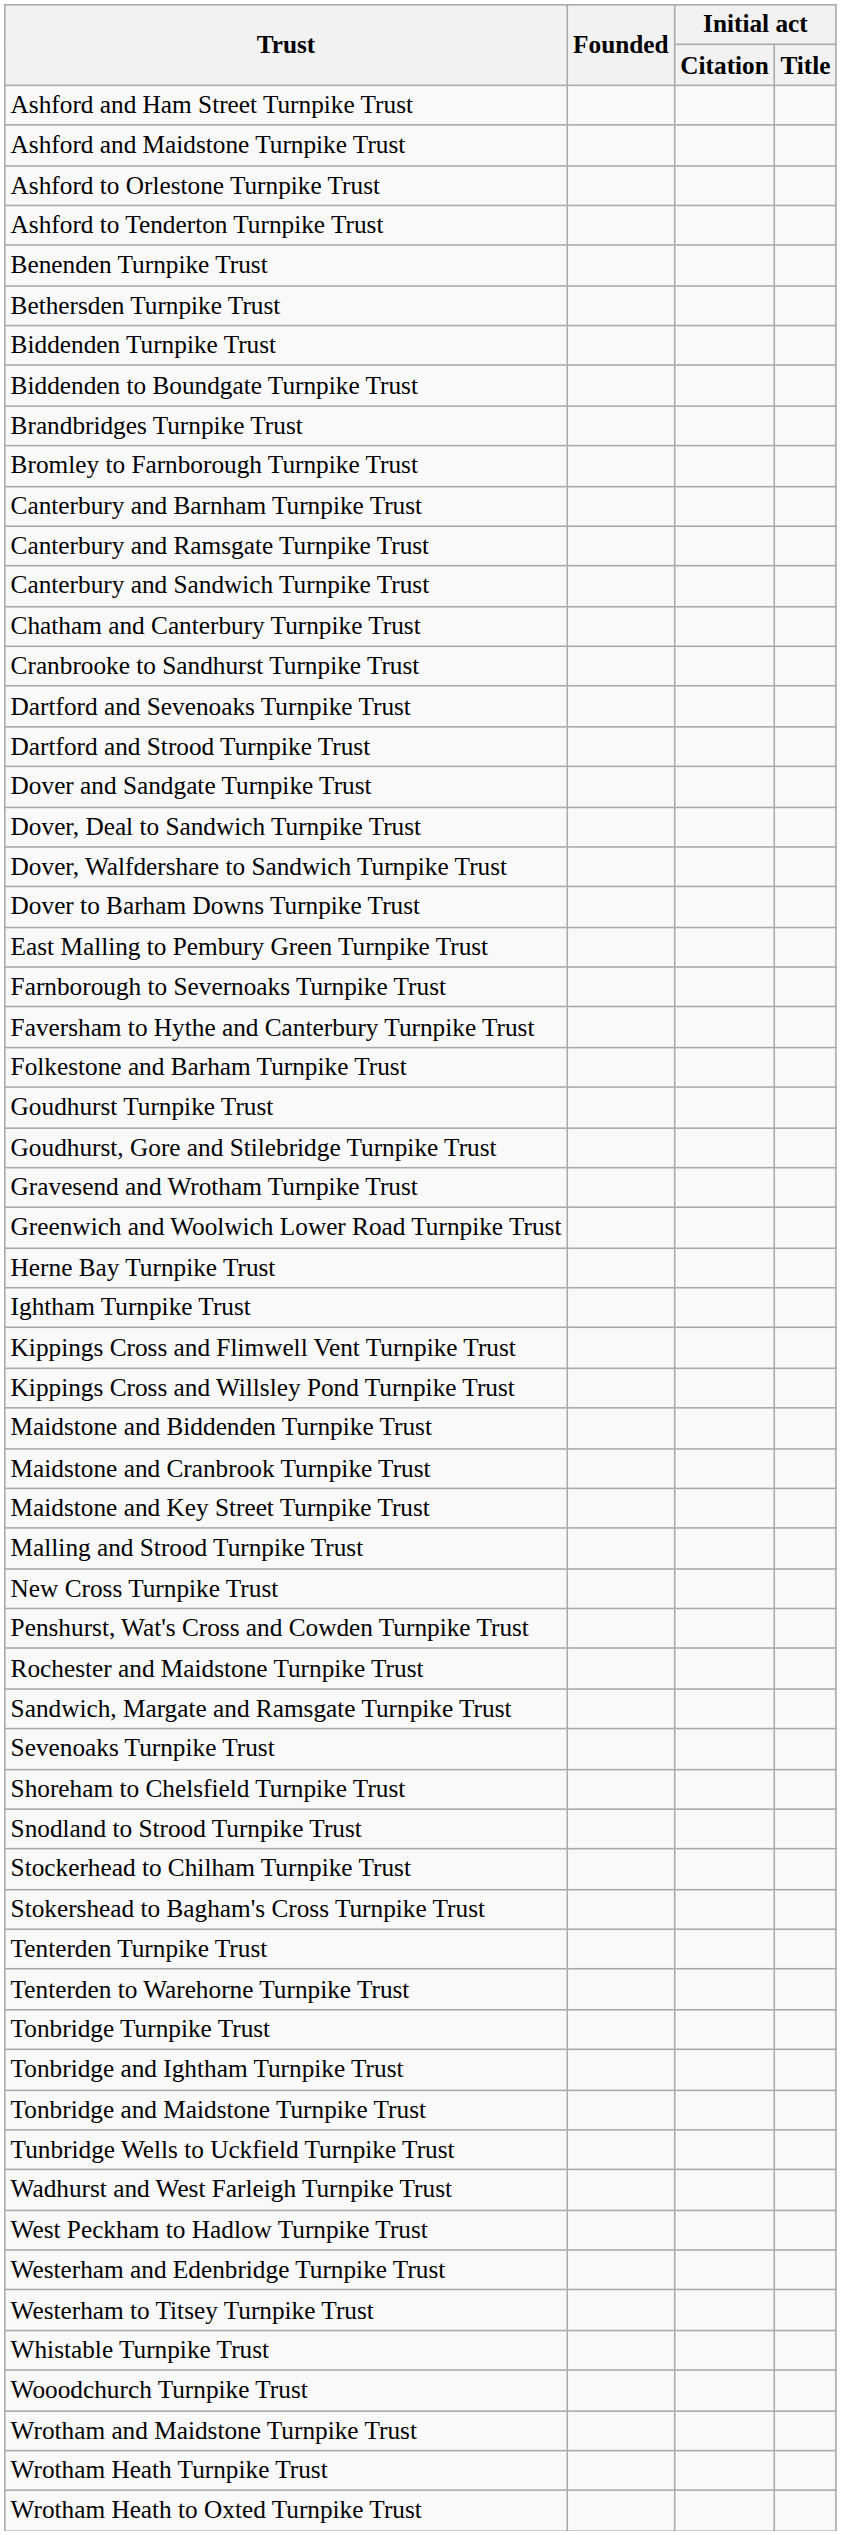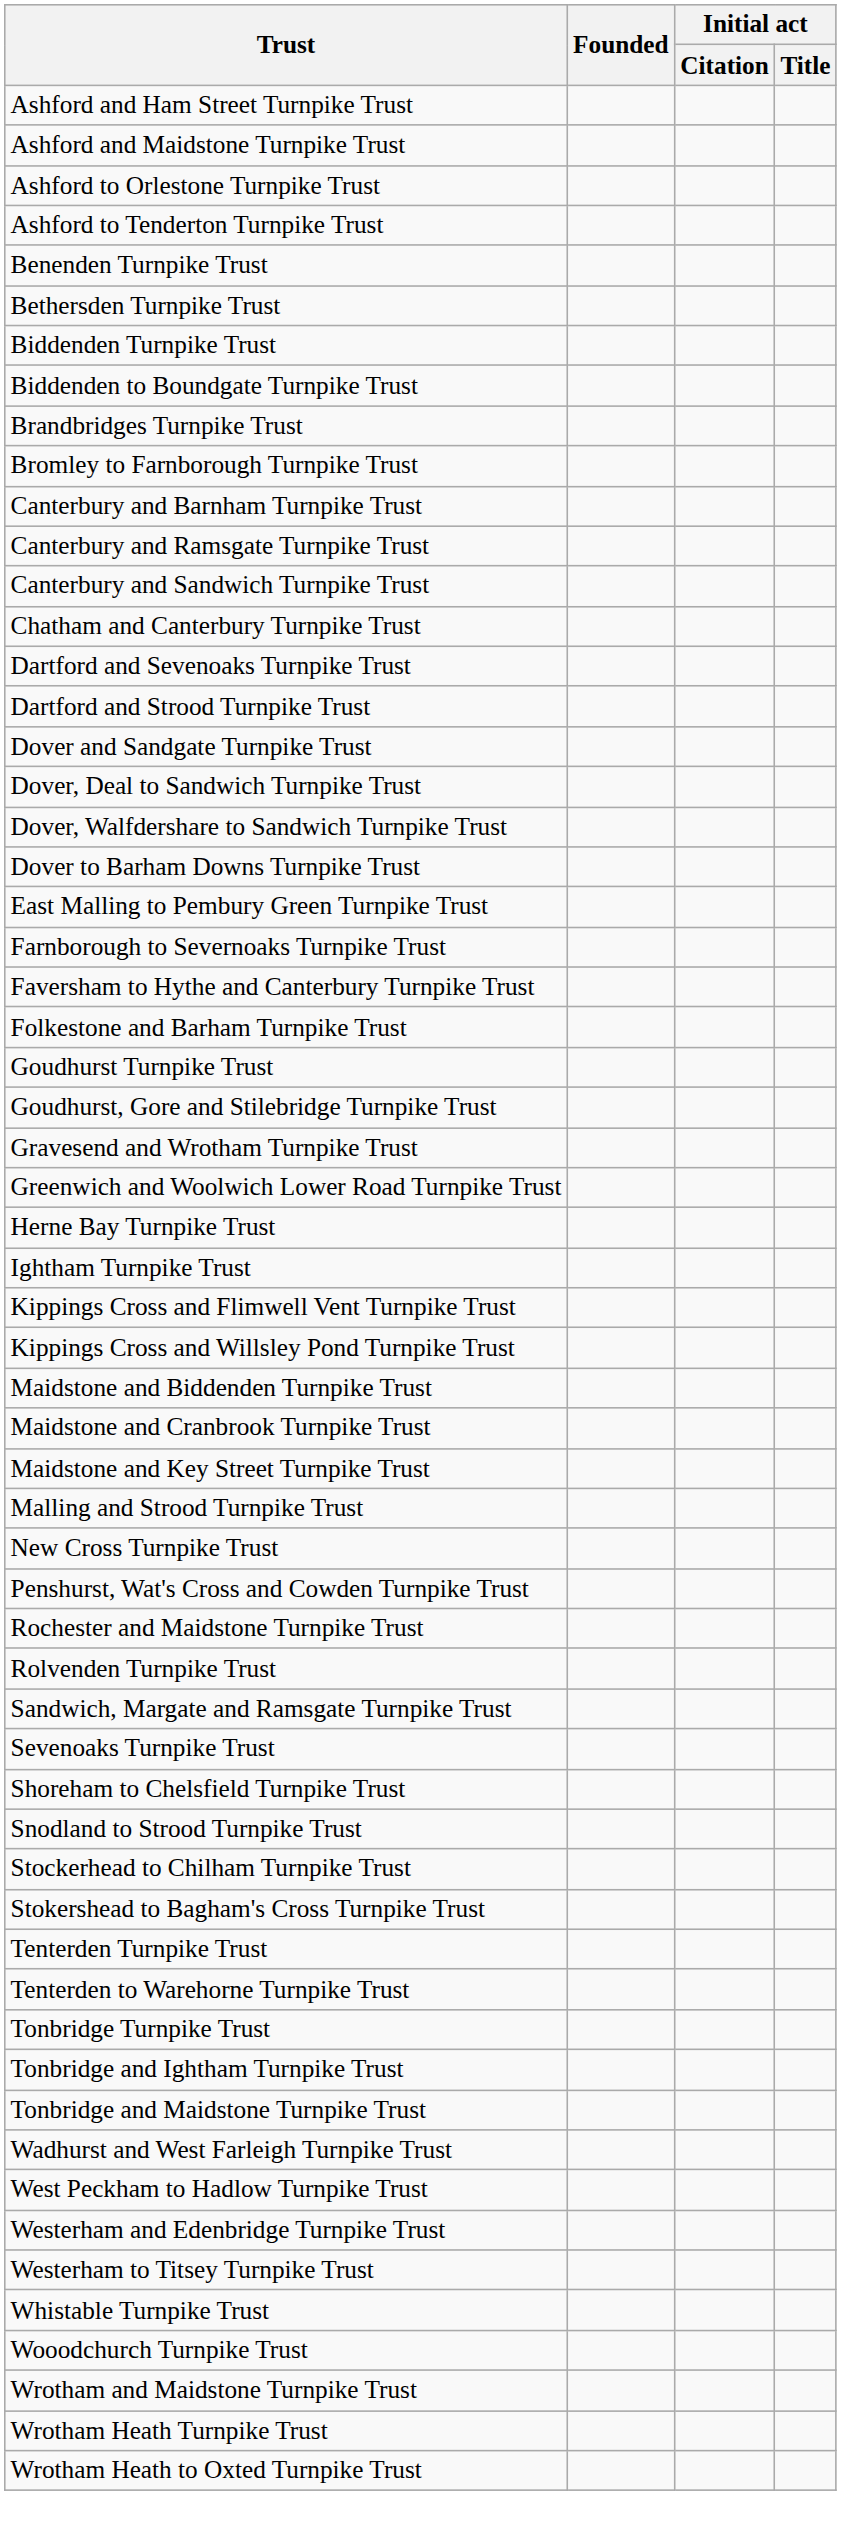- row: (215, 666)
+ row: (143, 1668)
- row: (233, 2149)
